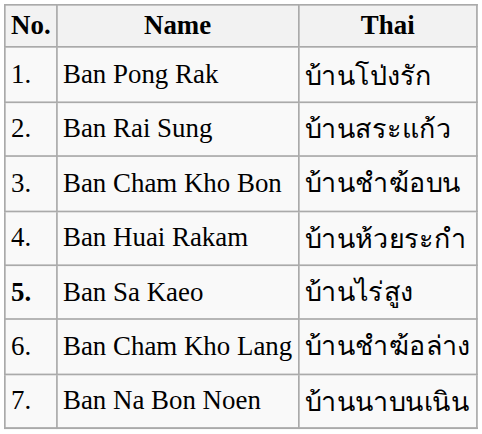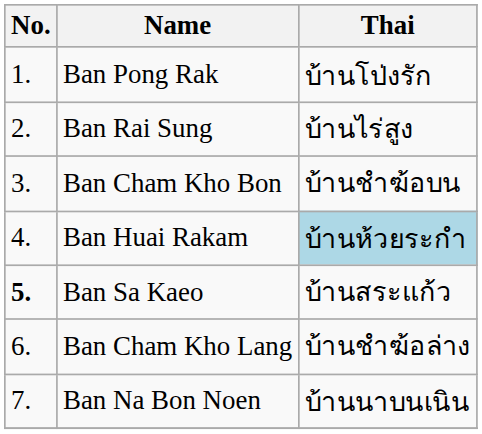(378, 129) บ้านสระแก้ว -> (359, 129) บ้านไร่สูง
(385, 238) no background -> (385, 238) lightblue background
(359, 292) บ้านไร่สูง -> (378, 292) บ้านสระแก้ว
